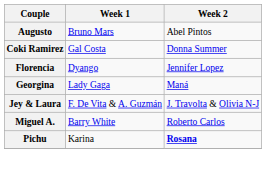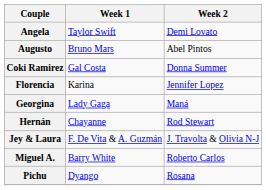+ row: (35, 32)
(83, 68) Dyango -> (81, 86) Karina
+ row: (35, 122)
(81, 140) Karina -> (83, 176) Dyango
(182, 140) bold -> (181, 176) normal
